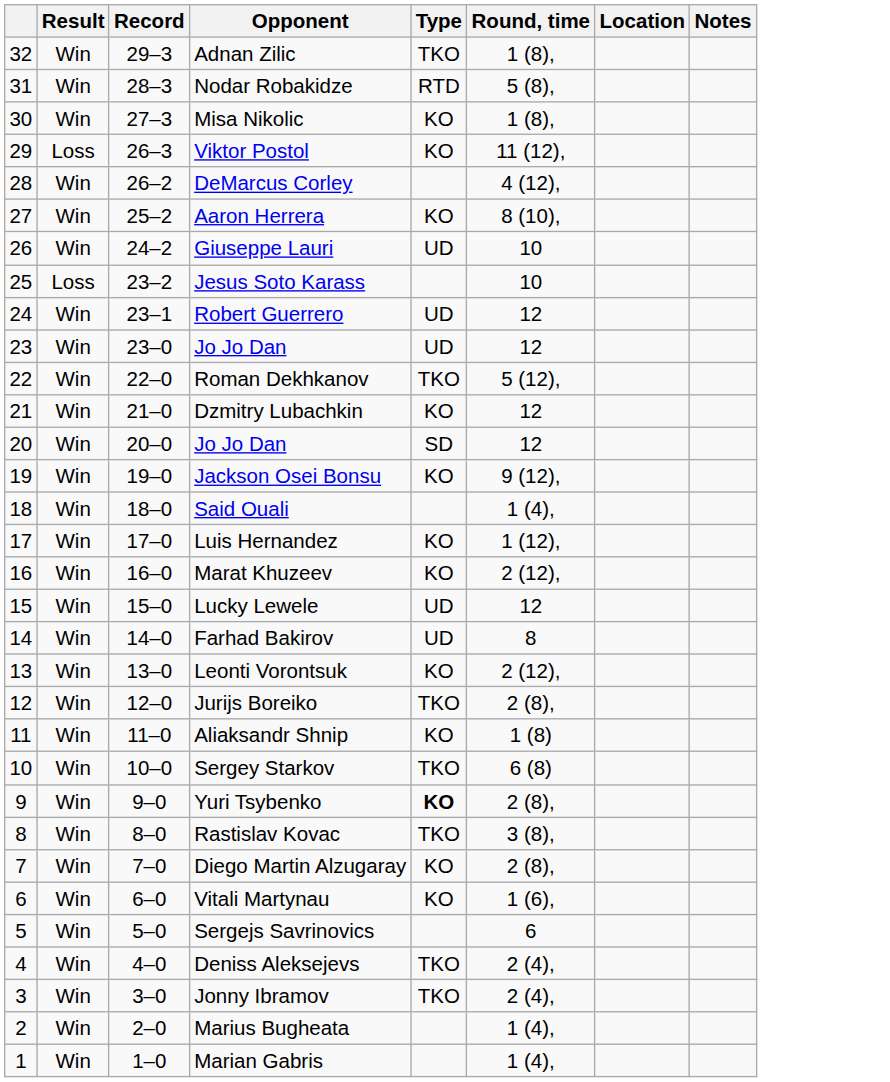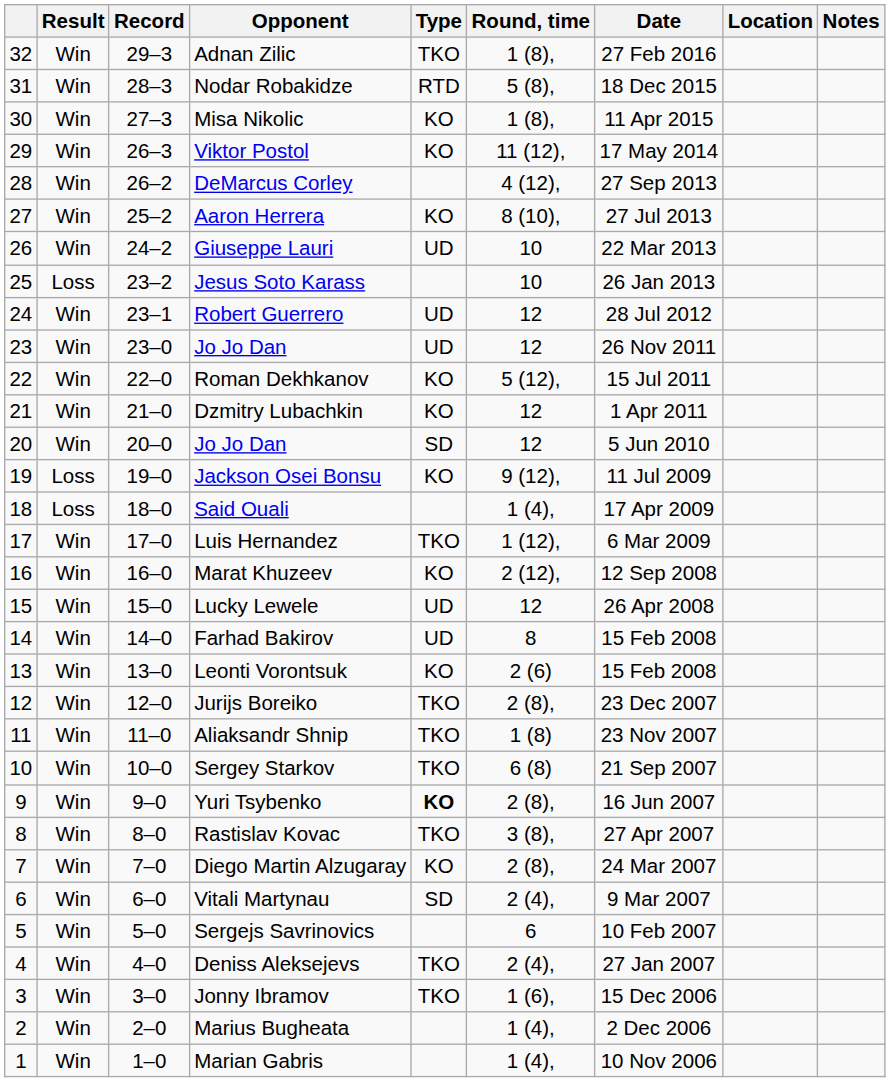+ column: (659, 21)
(73, 151) Loss -> (73, 151) Win
(439, 378) TKO -> (439, 378) KO
(73, 476) Win -> (73, 476) Loss
(73, 508) Win -> (73, 508) Loss
(439, 541) KO -> (439, 541) TKO
(531, 671) 2 (12), -> (531, 671) 2 (6)
(439, 736) KO -> (439, 736) TKO
(439, 898) KO -> (439, 898) SD
(531, 898) 1 (6), -> (531, 898) 2 (4),
(531, 996) 2 (4), -> (531, 996) 1 (6),
